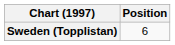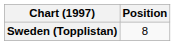(145, 31) 6 -> (145, 31) 8
